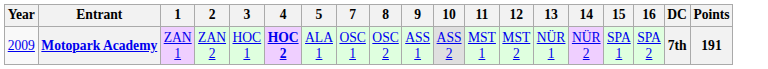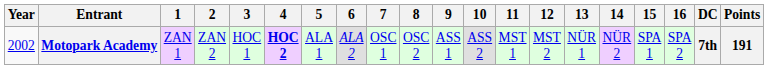+ column: (352, 15)
(21, 45) 2009 -> (21, 45) 2002
